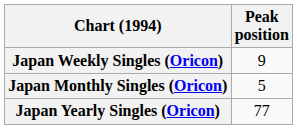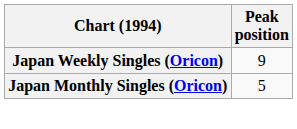- row: (118, 111)
